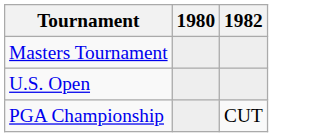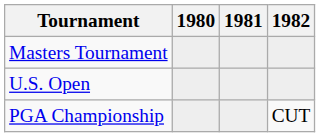+ column: (243, 20)
